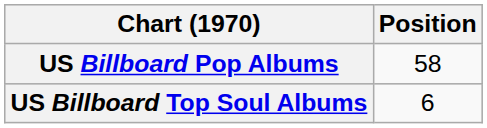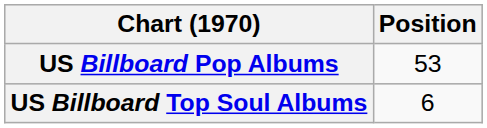(428, 63) 58 -> (428, 63) 53
